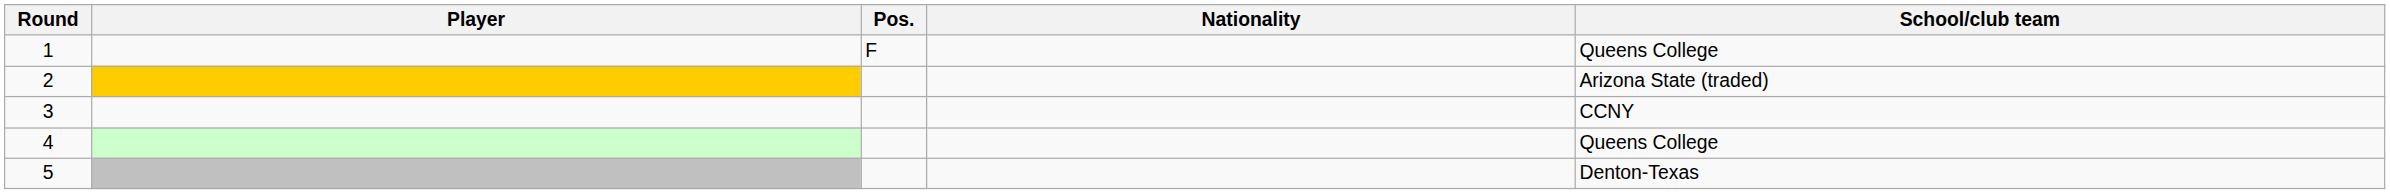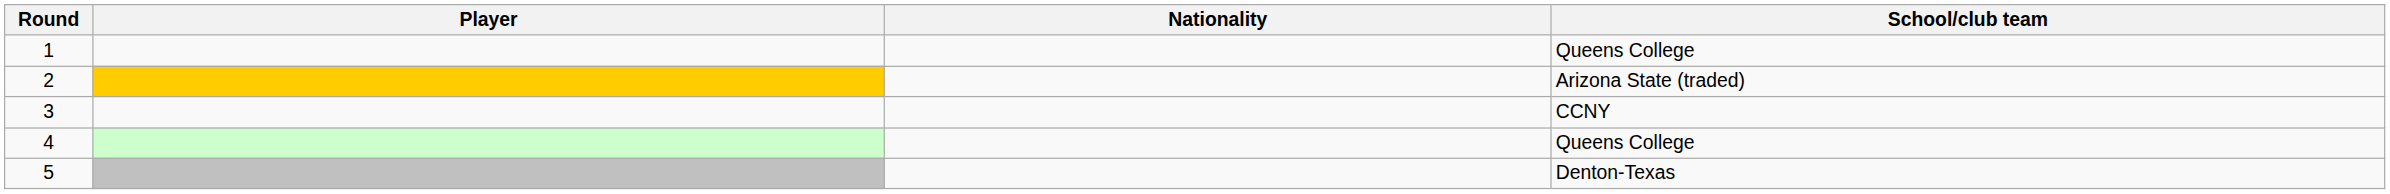- column: (894, 19)
